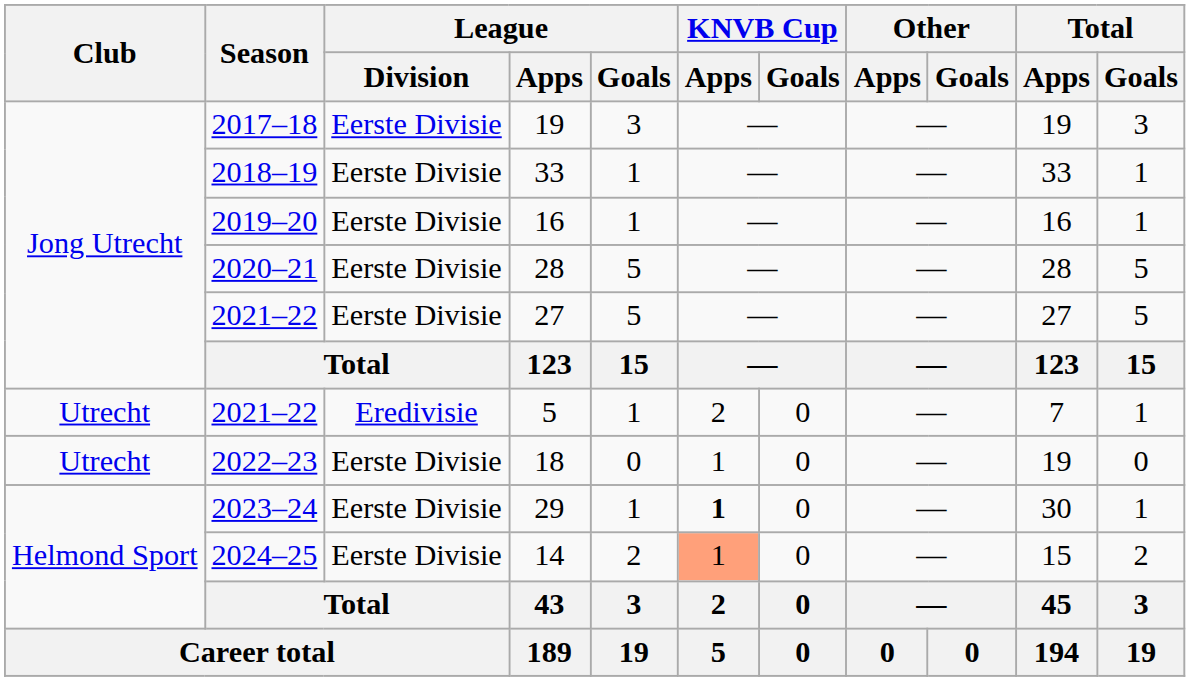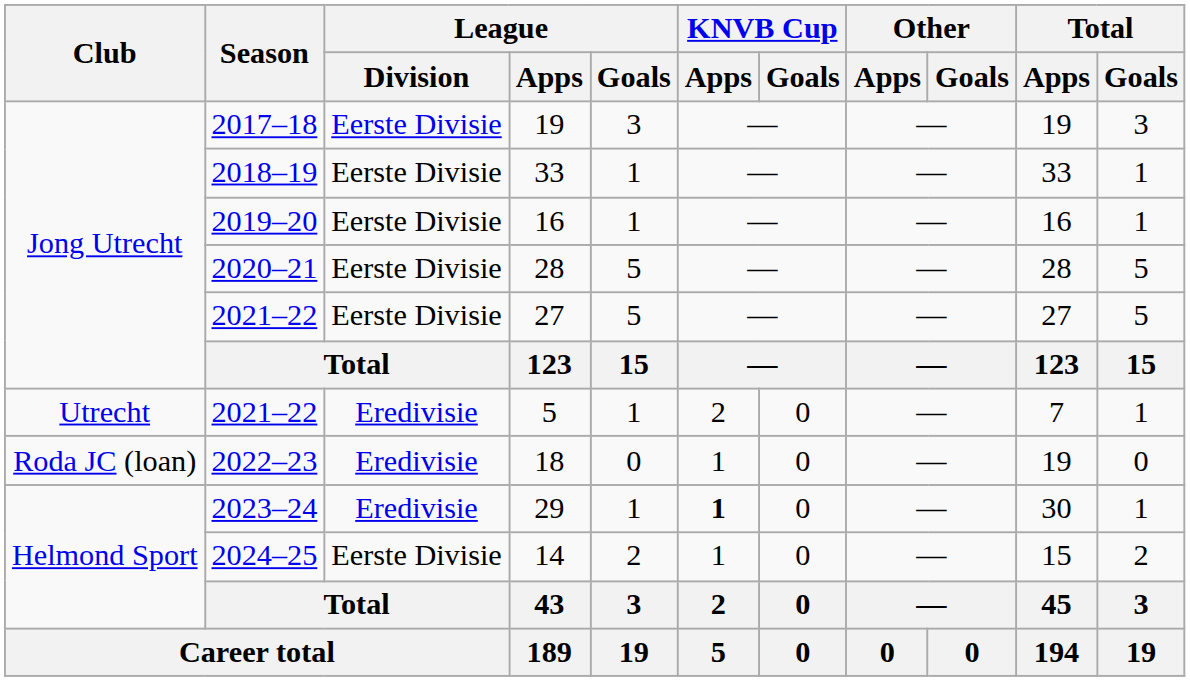(105, 460) Utrecht -> (105, 460) Roda JC (loan)
(417, 460) Eerste Divisie -> (416, 460) Eredivisie
(417, 508) Eerste Divisie -> (416, 508) Eredivisie
(718, 556) lightsalmon background -> (718, 556) no background
